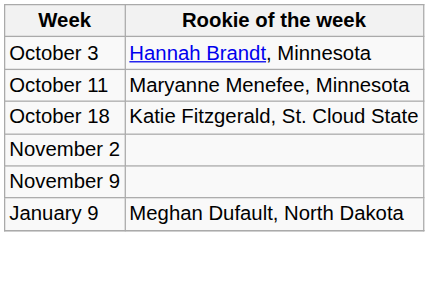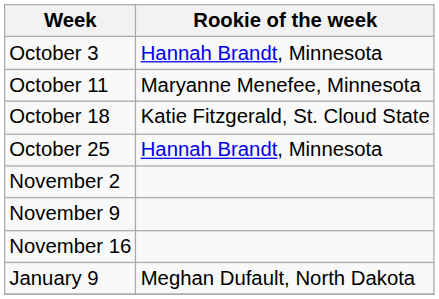+ row: (60, 149)
+ row: (70, 246)
